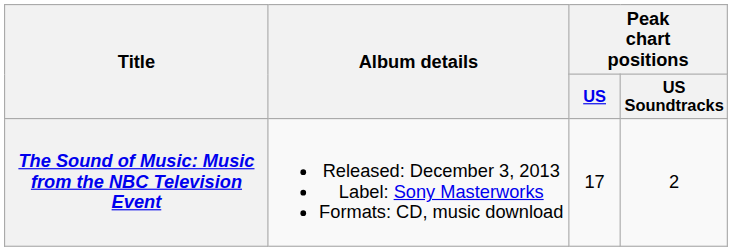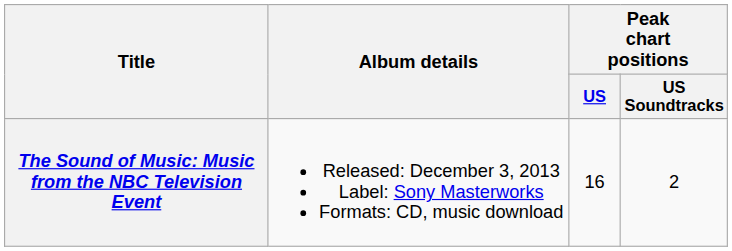(595, 182) 17 -> (595, 182) 16
